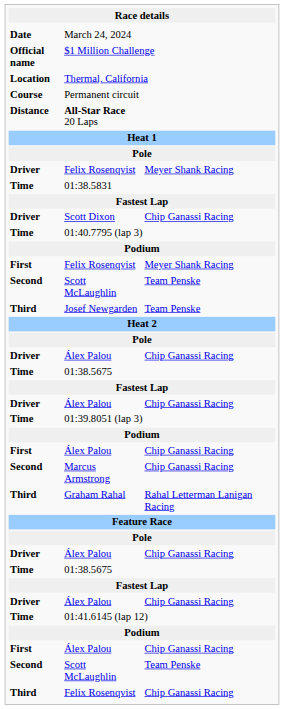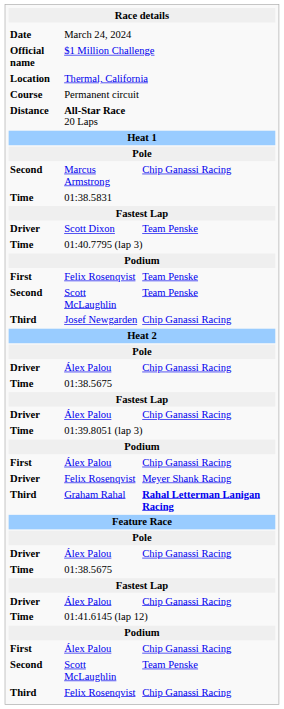rows swapped: (25, 169) <-> (26, 466)
(189, 217) Chip Ganassi Racing -> (170, 229) Team Penske
(189, 264) Meyer Shank Racing -> (170, 276) Team Penske
(172, 308) Team Penske -> (187, 320) Chip Ganassi Racing
(198, 500) normal -> (201, 500) bold
